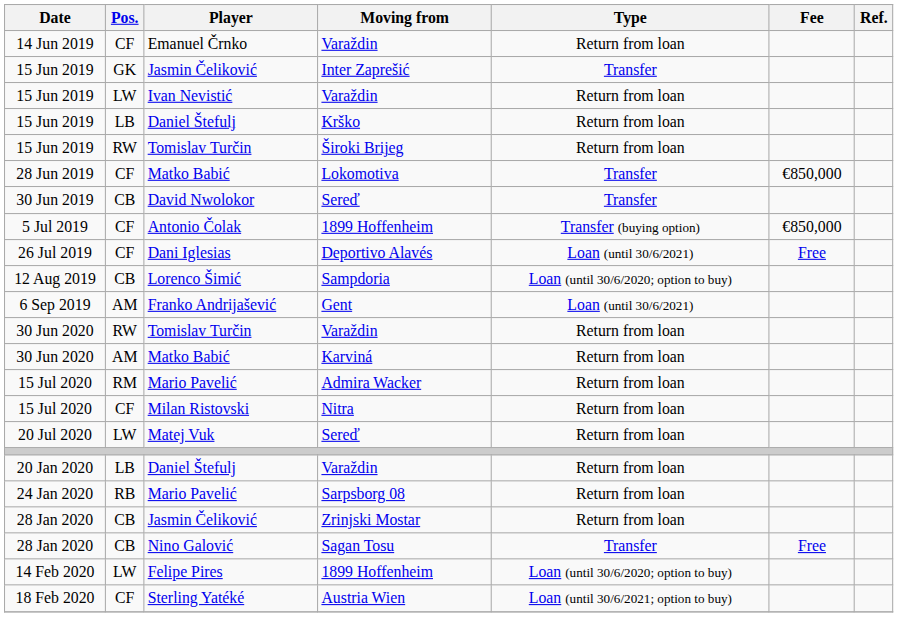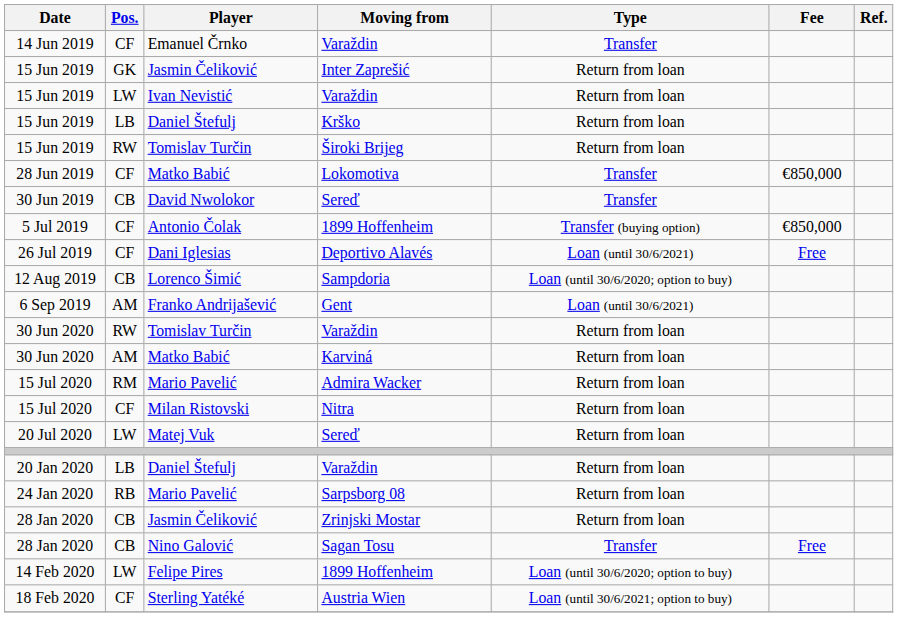(630, 43) Return from loan -> (630, 43) Transfer
(630, 69) Transfer -> (630, 69) Return from loan
